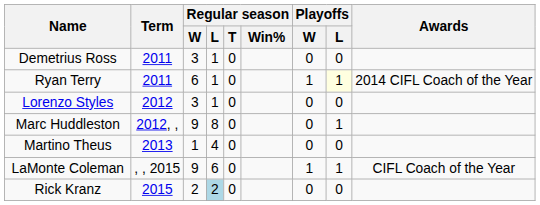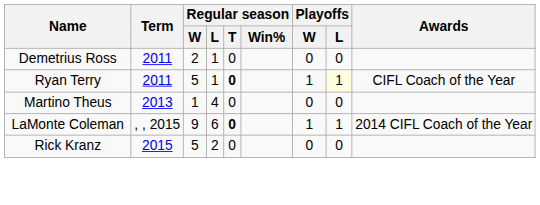(195, 59) 3 -> (195, 59) 2
(195, 80) 6 -> (195, 80) 5
(232, 80) normal -> (232, 80) bold
(444, 80) 2014 CIFL Coach of the Year -> (444, 80) CIFL Coach of the Year
- row: (68, 102)
- row: (68, 124)
(232, 168) normal -> (232, 124) bold
(444, 168) CIFL Coach of the Year -> (444, 124) 2014 CIFL Coach of the Year
(195, 189) 2 -> (195, 146) 5
(215, 189) lightblue background -> (215, 146) no background
